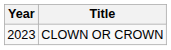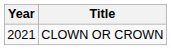(21, 34) 2023 -> (21, 34) 2021
